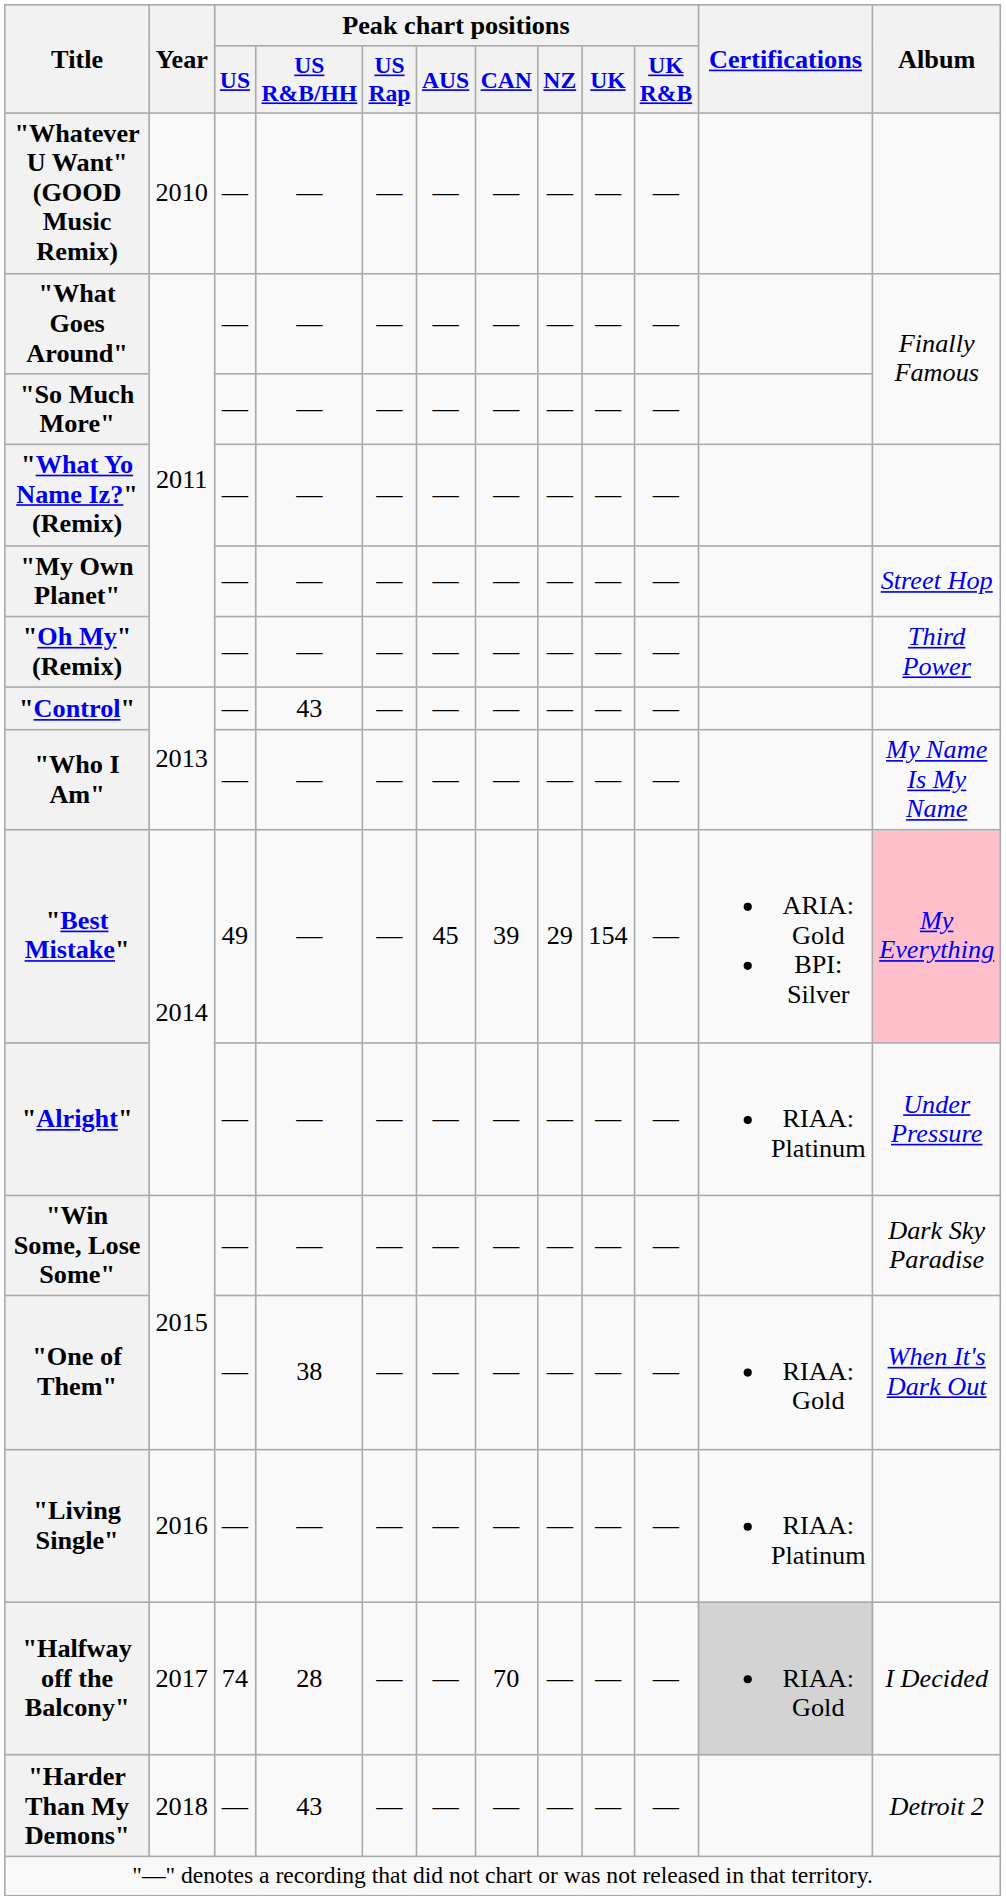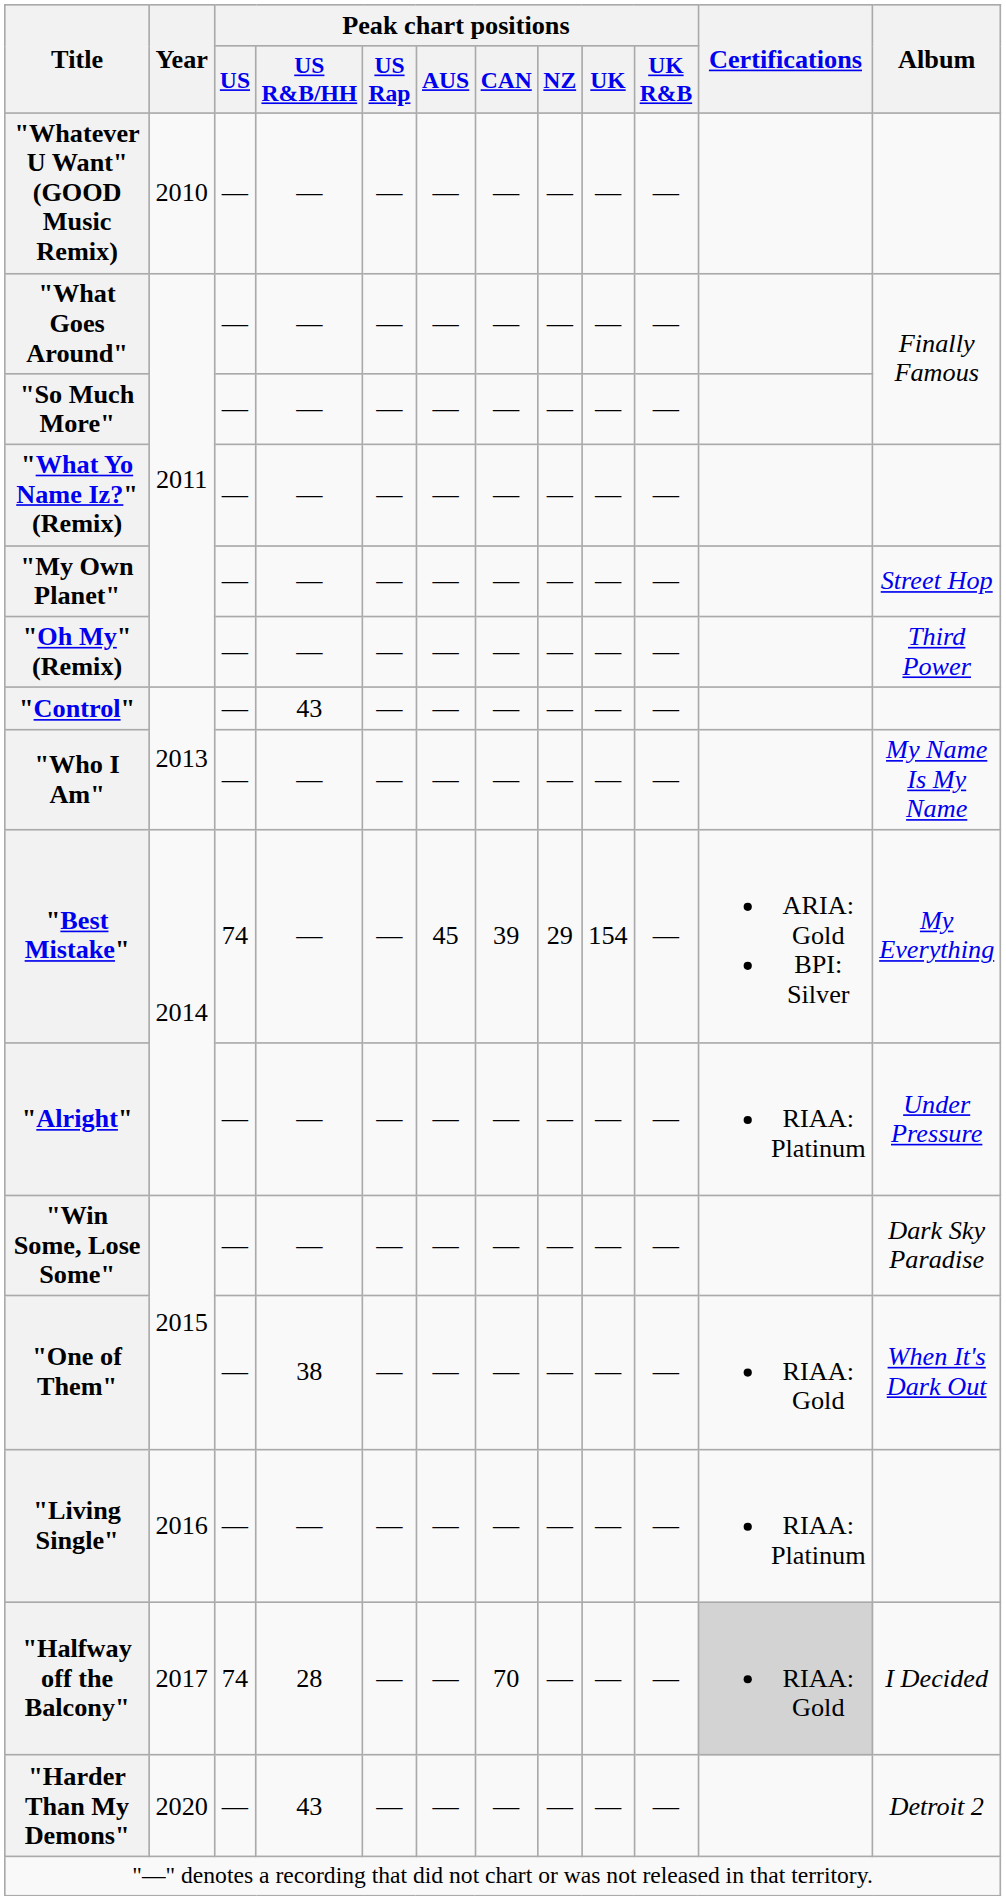(235, 935) 49 -> (235, 935) 74
(937, 935) pink background -> (937, 935) no background
(182, 1805) 2018 -> (182, 1805) 2020
